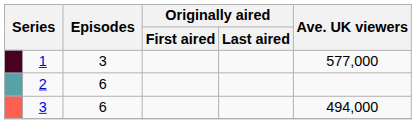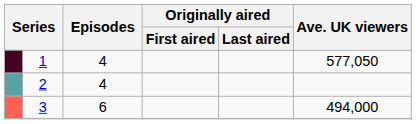(103, 61) 3 -> (103, 61) 4
(352, 61) 577,000 -> (352, 61) 577,050
(103, 84) 6 -> (103, 84) 4
